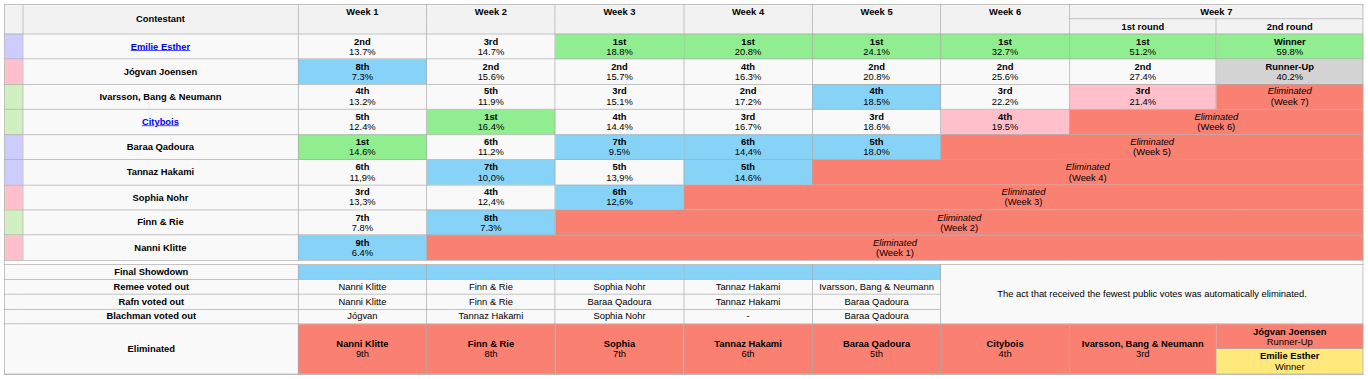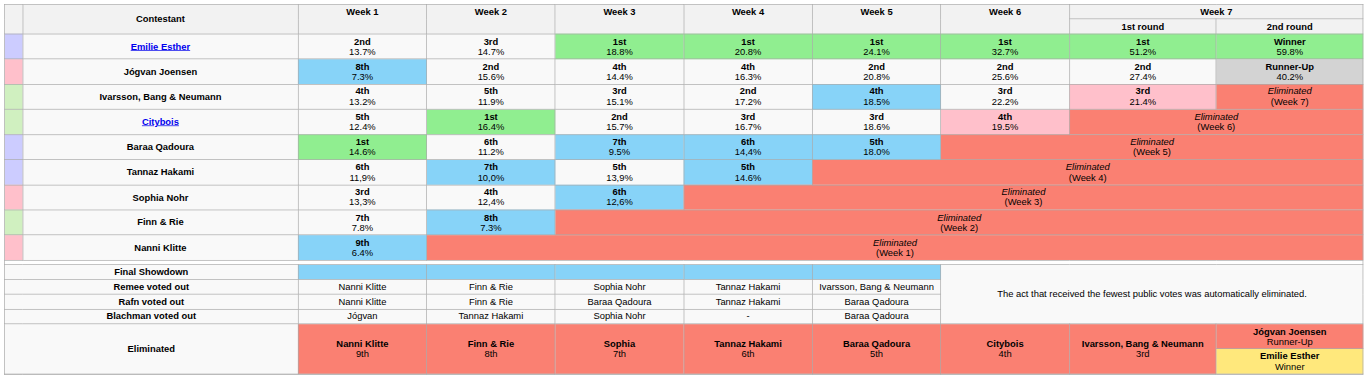(619, 71) 2nd 15.7% -> (619, 71) 4th 14.4%
(619, 122) 4th 14.4% -> (619, 122) 2nd 15.7%
